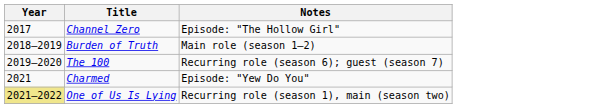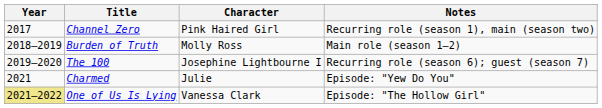+ column: (252, 13)
(261, 29) Episode: "The Hollow Girl" -> (461, 29) Recurring role (season 1), main (season two)
(316, 95) Recurring role (season 1), main (season two) -> (406, 95) Episode: "The Hollow Girl"
